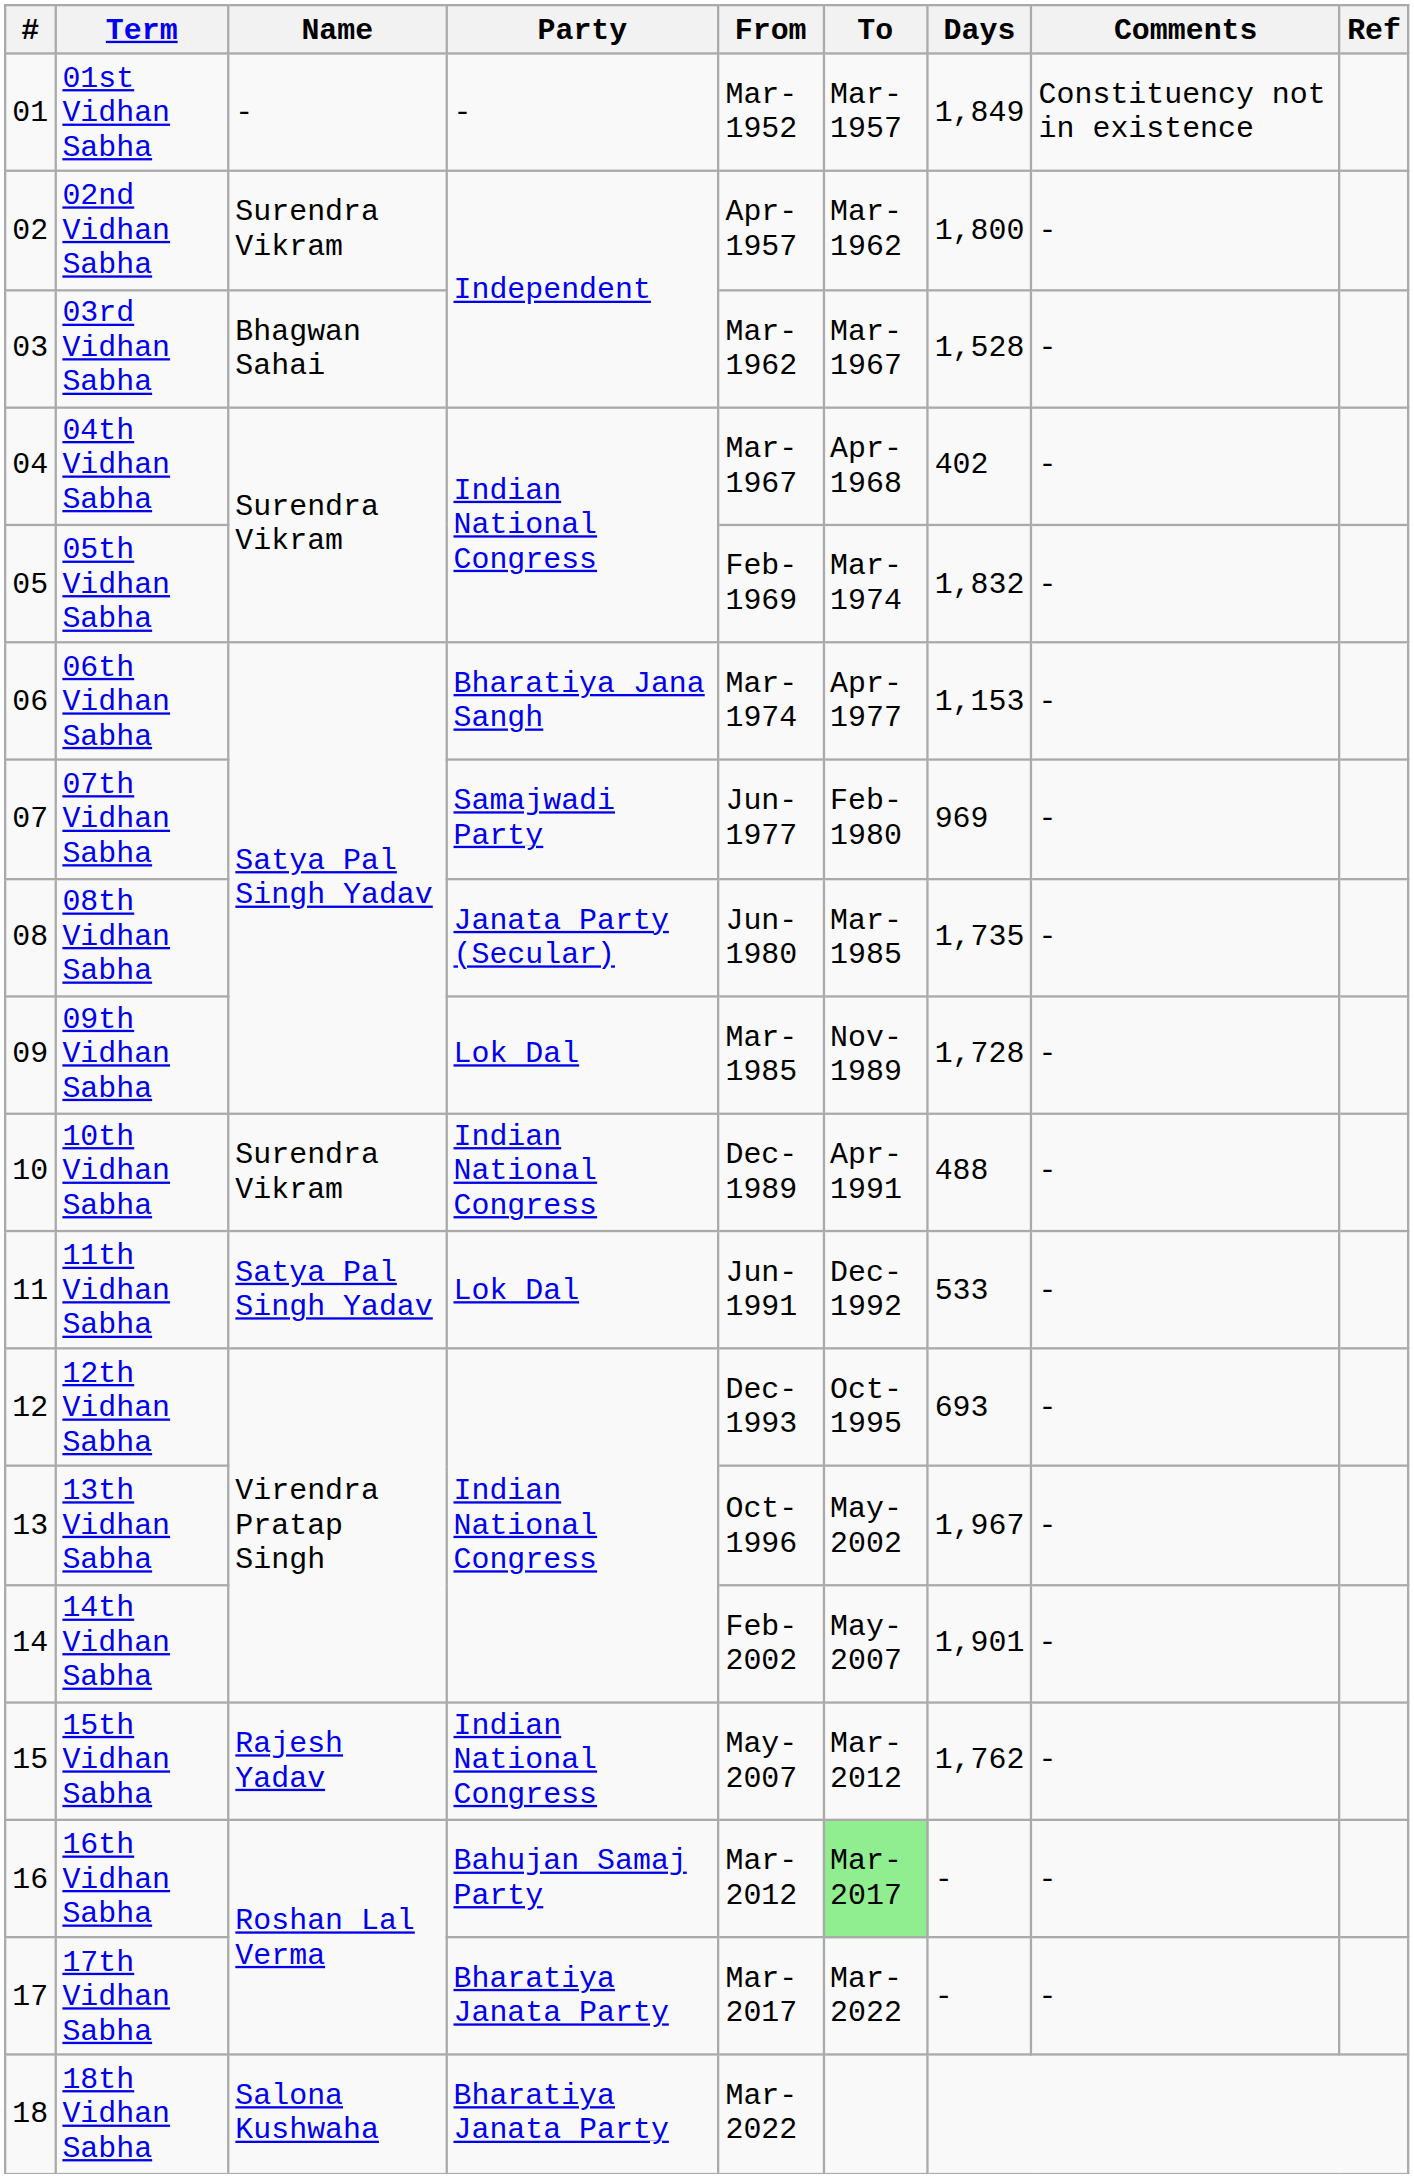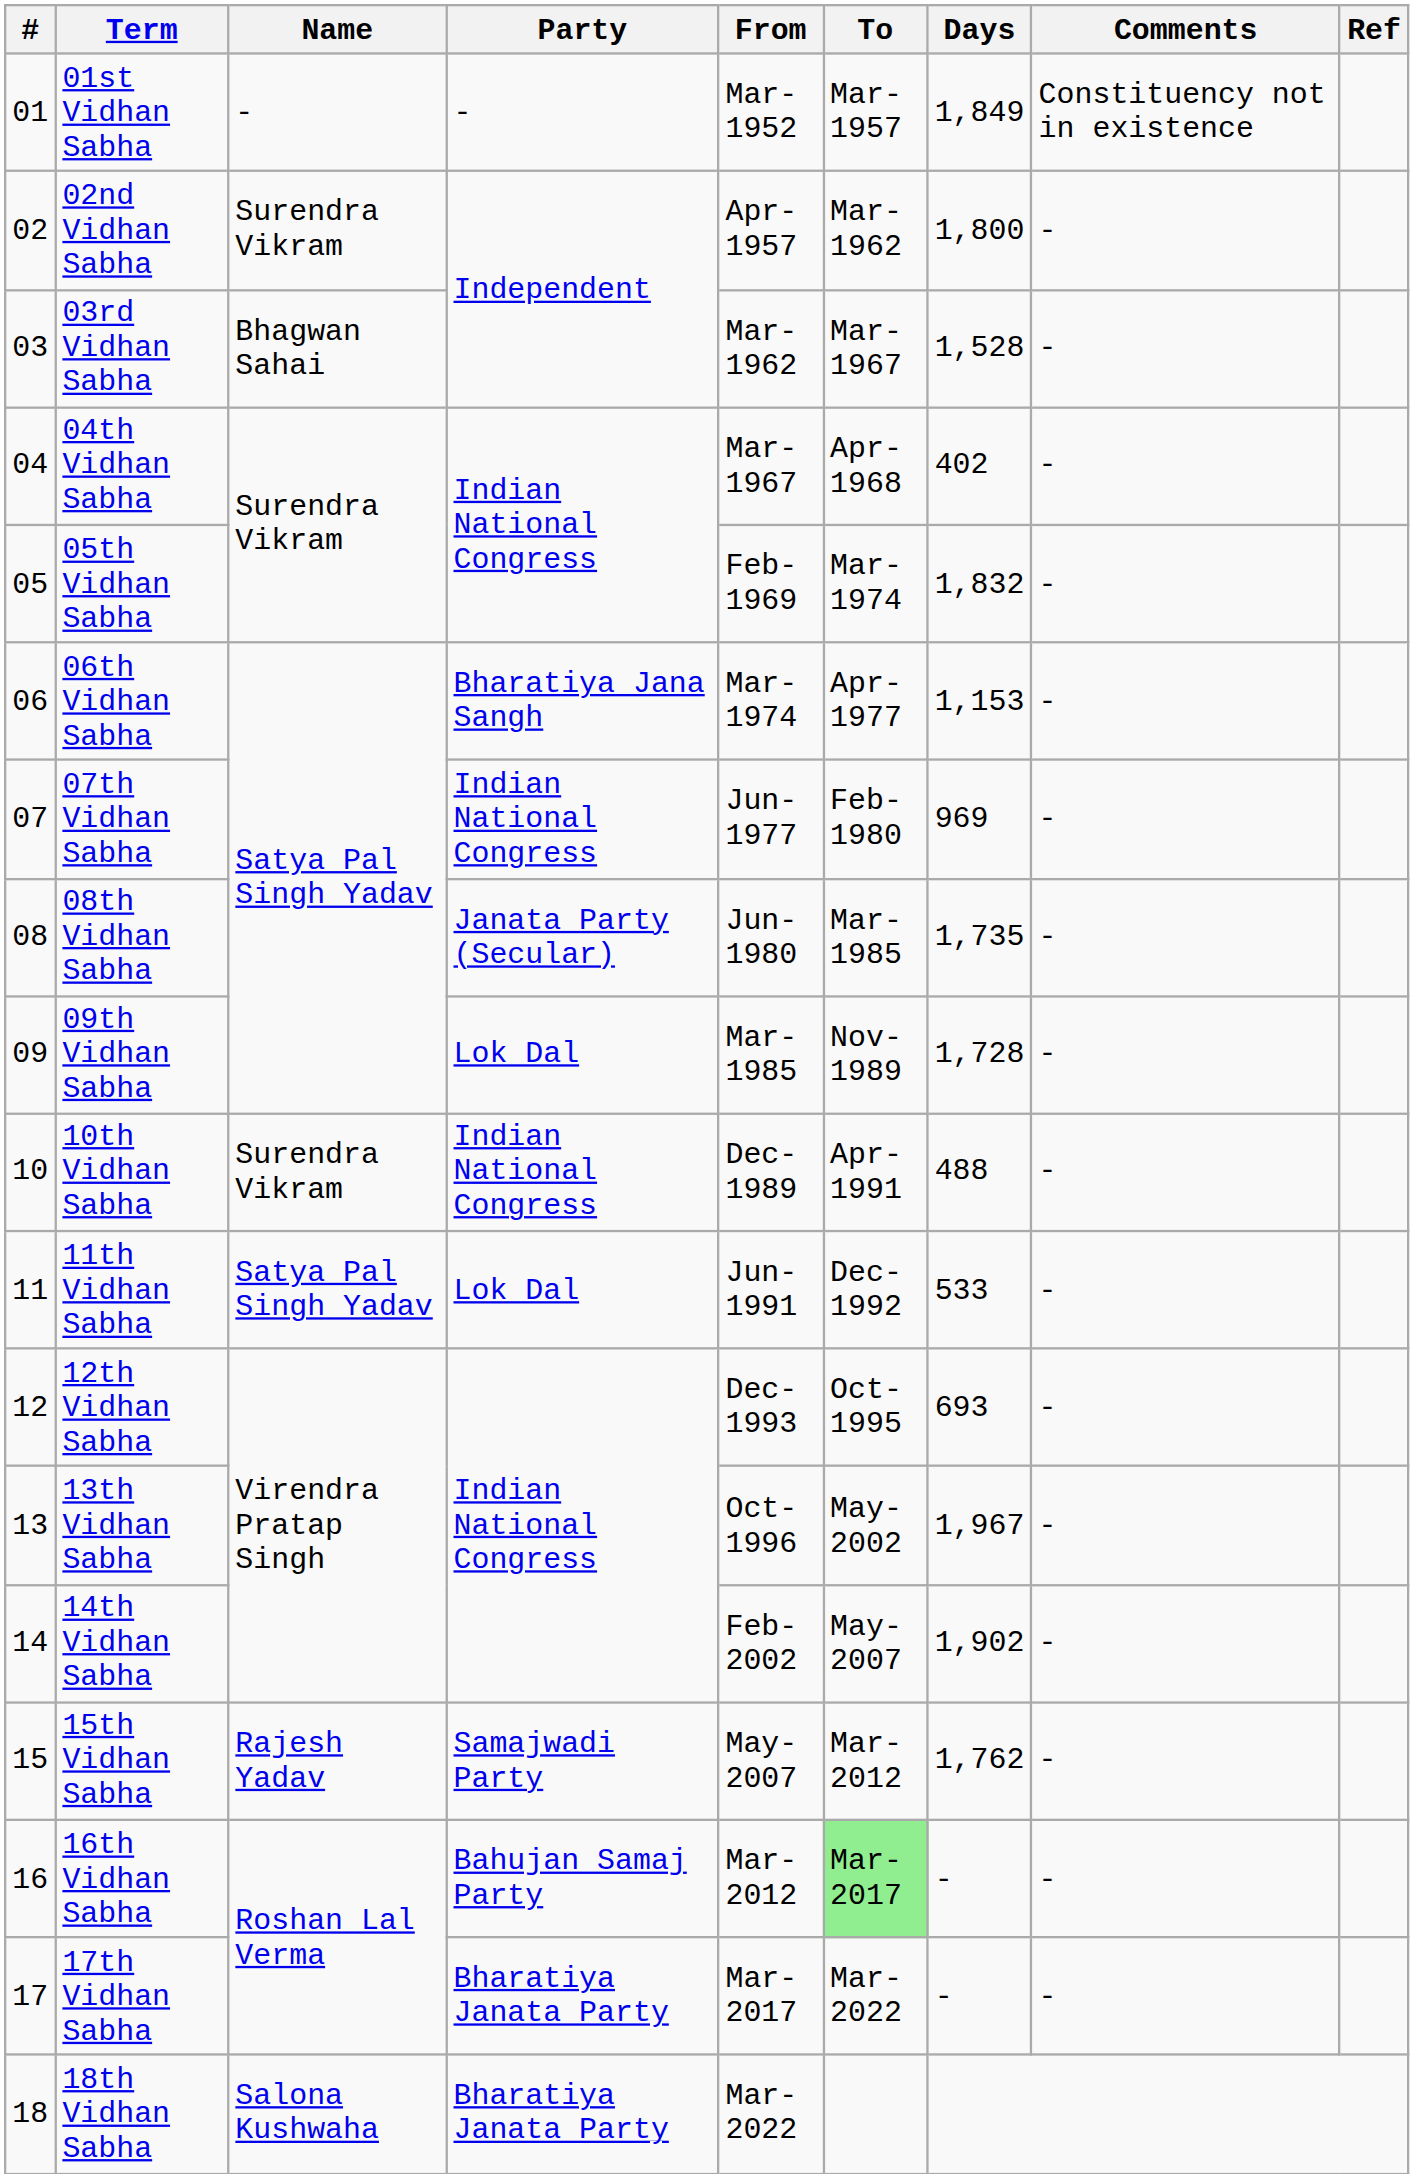(534, 819) Samajwadi Party -> (525, 819) Indian National Congress
(980, 1643) 1,901 -> (980, 1643) 1,902
(525, 1761) Indian National Congress -> (534, 1761) Samajwadi Party
